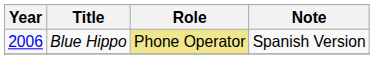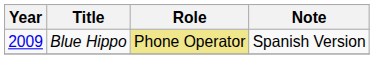(26, 42) 2006 -> (26, 42) 2009
